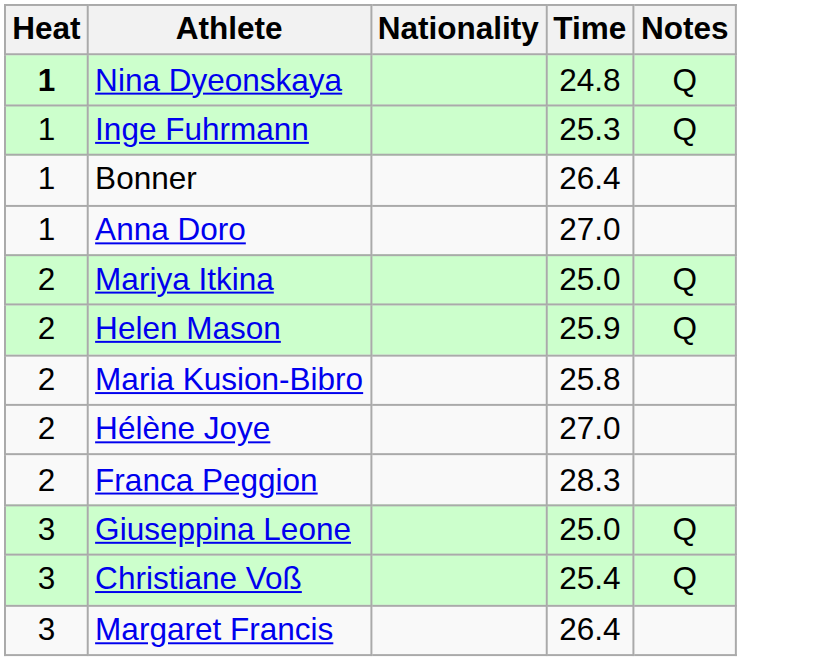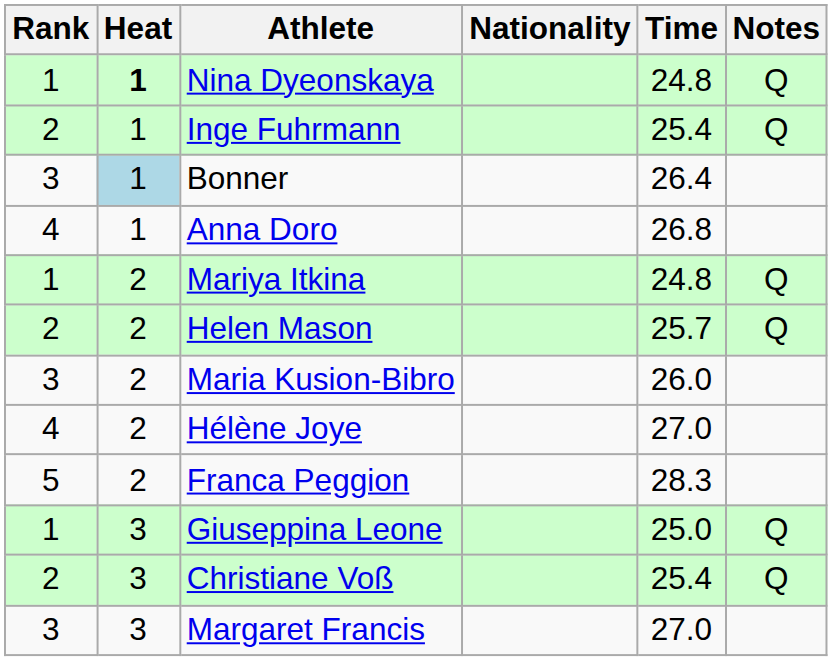+ column: (51, 29)
(590, 129) 25.3 -> (681, 129) 25.4
(46, 179) no background -> (138, 179) lightblue background
(590, 229) 27.0 -> (681, 229) 26.8
(590, 279) 25.0 -> (681, 279) 24.8
(590, 329) 25.9 -> (681, 329) 25.7
(590, 379) 25.8 -> (681, 379) 26.0
(590, 629) 26.4 -> (681, 629) 27.0
